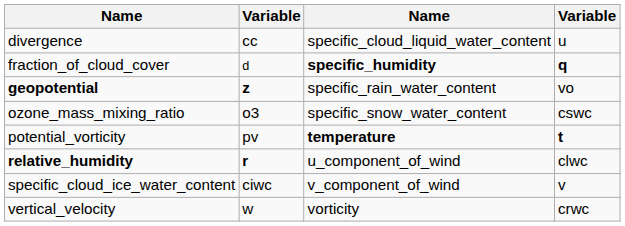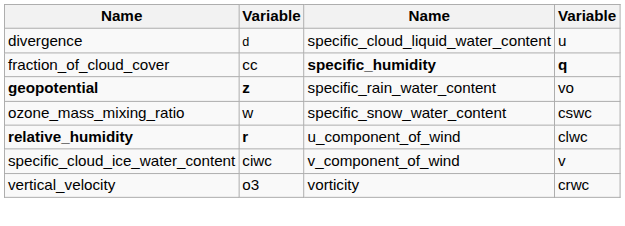(250, 40) cc -> (246, 41) d
(246, 65) d -> (250, 64) cc
(251, 112) o3 -> (248, 112) w
- row: (67, 137)
(248, 209) w -> (251, 185) o3
